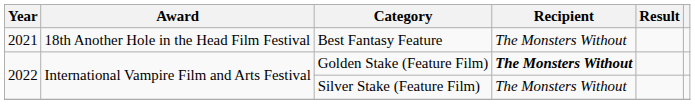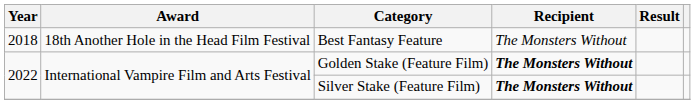(23, 39) 2021 -> (23, 39) 2018
(561, 87) normal -> (564, 87) bold
